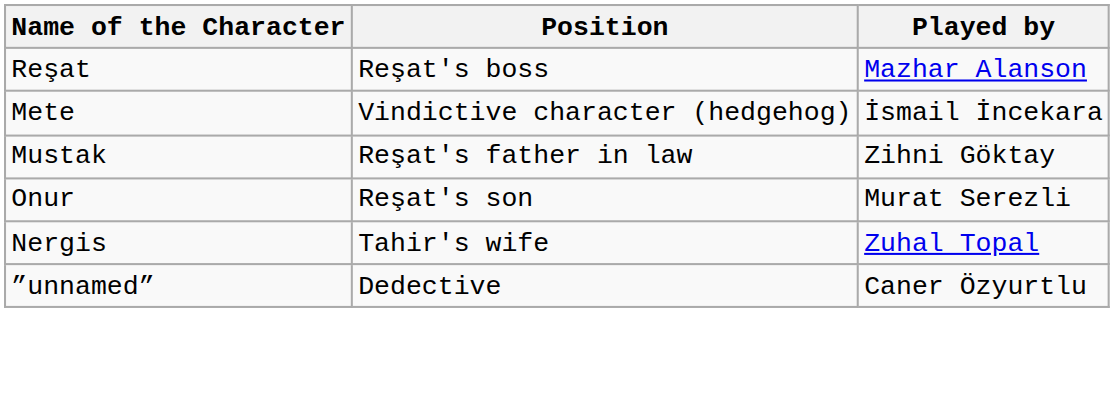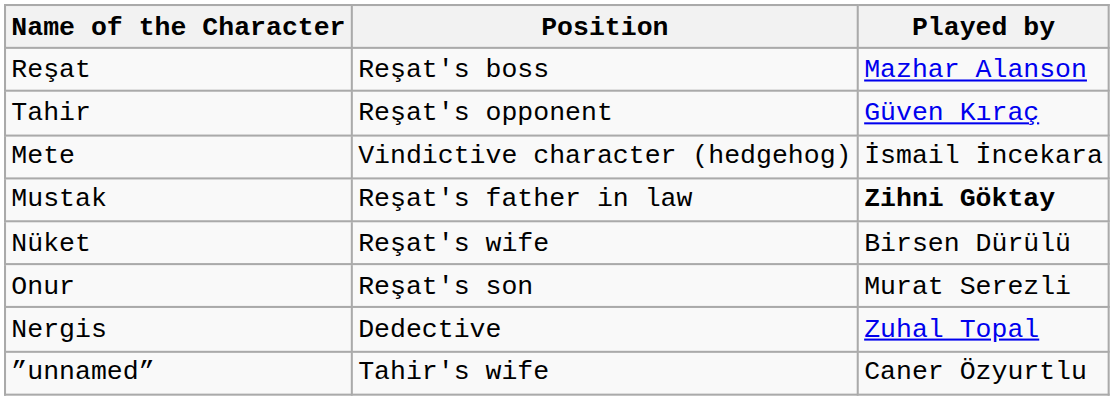+ row: (51, 113)
(960, 156) normal -> (960, 200) bold
+ row: (51, 243)
(454, 243) Tahir's wife -> (430, 329) Dedective
(430, 286) Dedective -> (454, 372) Tahir's wife
